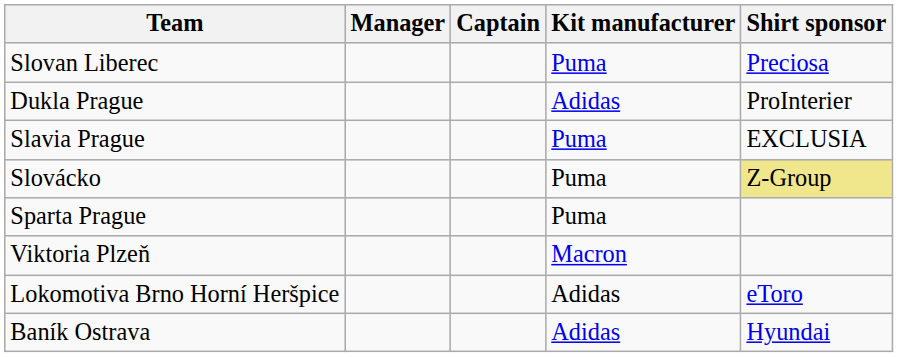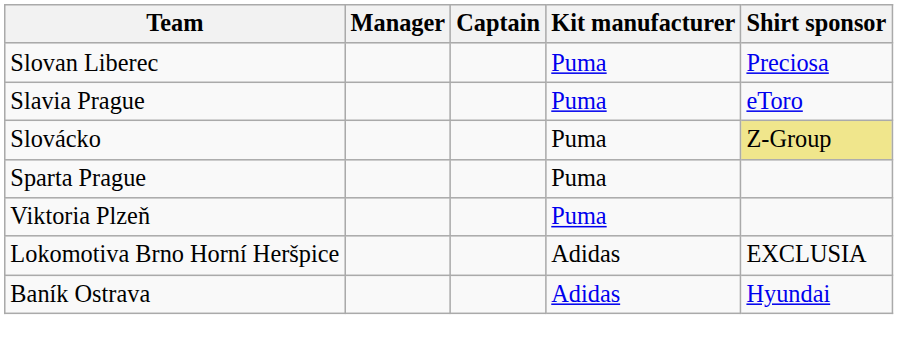- row: (77, 100)
(807, 139) EXCLUSIA -> (775, 100) eToro
(589, 255) Macron -> (579, 216) Puma
(775, 293) eToro -> (807, 255) EXCLUSIA
